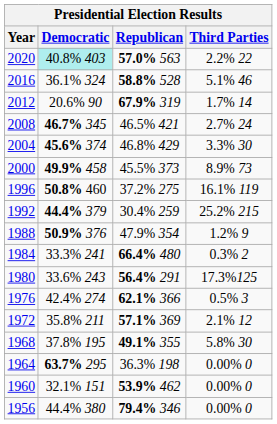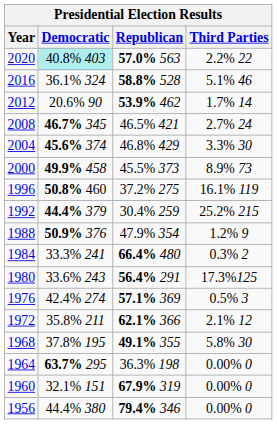(149, 102) 67.9% 319 -> (149, 102) 53.9% 462
(149, 299) 62.1% 366 -> (149, 299) 57.1% 369
(149, 320) 57.1% 369 -> (149, 320) 62.1% 366
(149, 386) 53.9% 462 -> (149, 386) 67.9% 319
